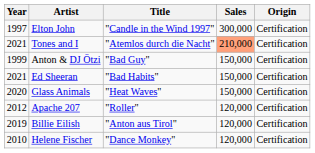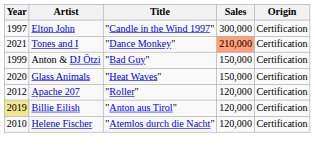(160, 44) "Atemlos durch die Nacht" -> (140, 44) "Dance Monkey"
- row: (55, 76)
(17, 124) no background -> (17, 108) khaki background
(140, 140) "Dance Monkey" -> (160, 124) "Atemlos durch die Nacht"
